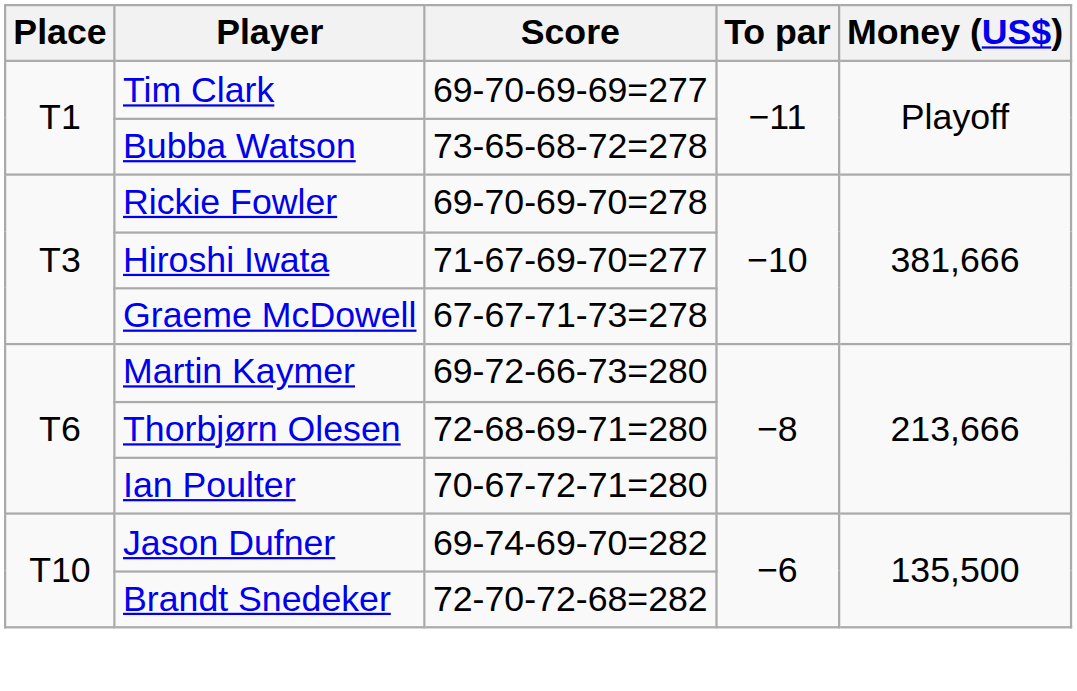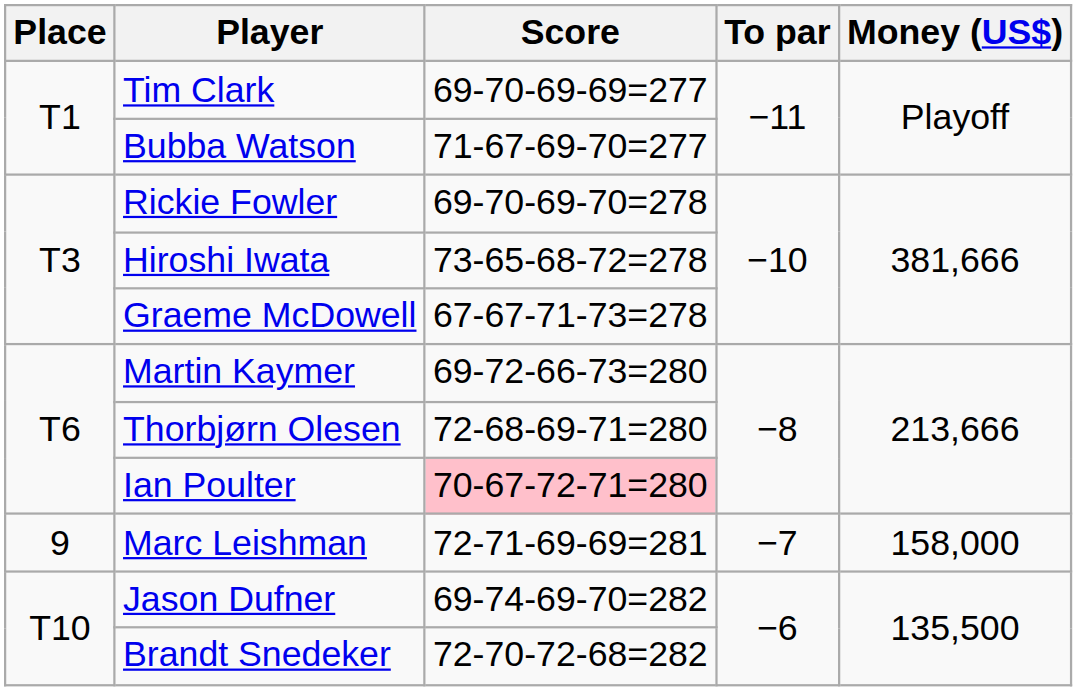(570, 145) 73-65-68-72=278 -> (570, 145) 71-67-69-70=277
(570, 259) 71-67-69-70=277 -> (570, 259) 73-65-68-72=278
(570, 485) no background -> (570, 485) pink background
+ row: (245, 542)
